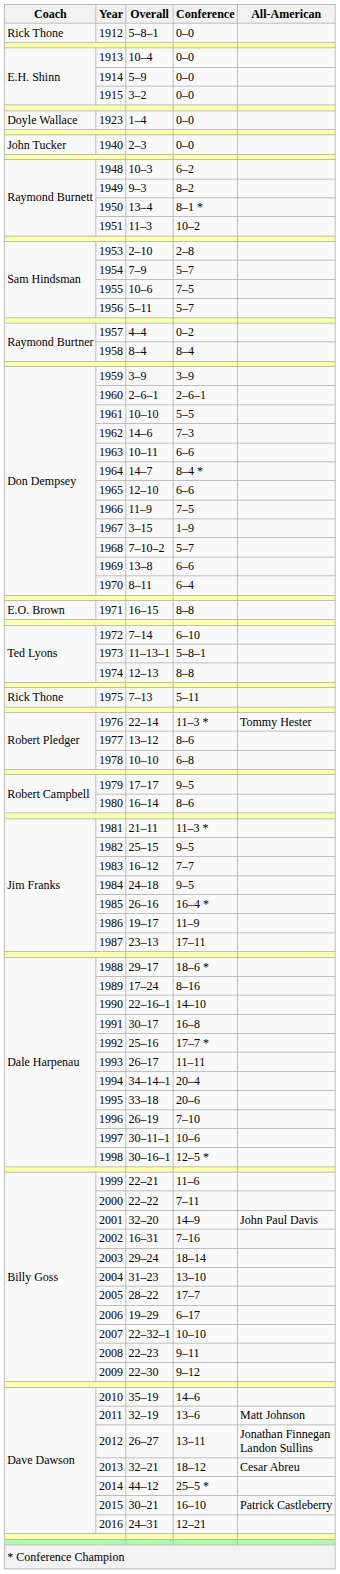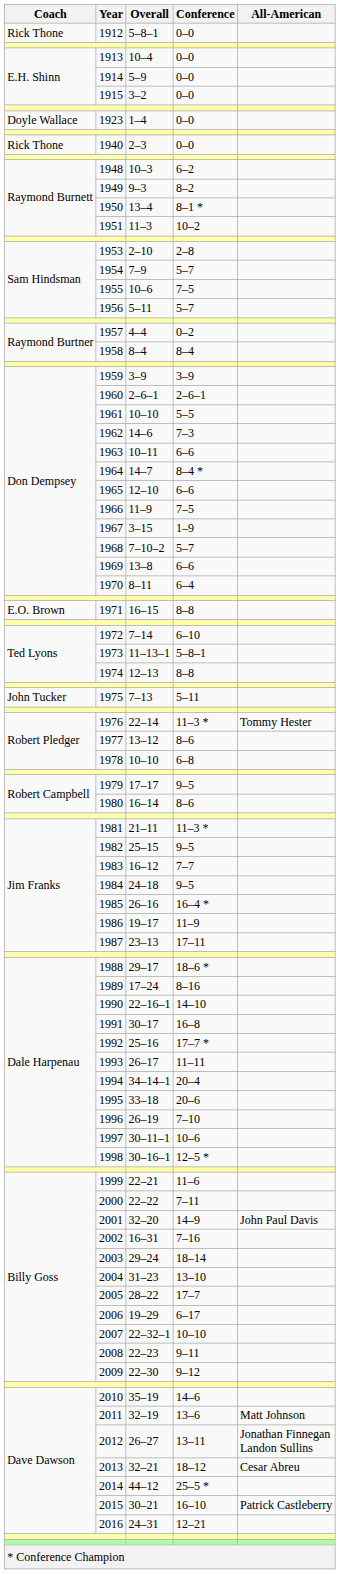(37, 144) John Tucker -> (35, 144) Rick Thone
(35, 697) Rick Thone -> (37, 697) John Tucker
